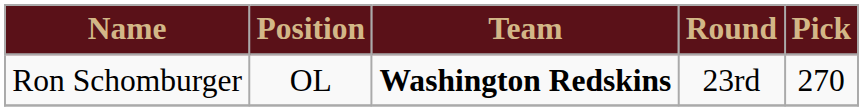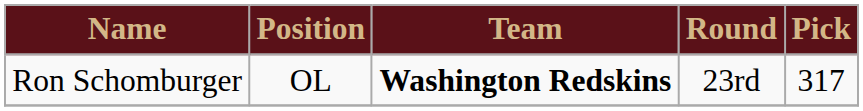(821, 79) 270 -> (821, 79) 317
